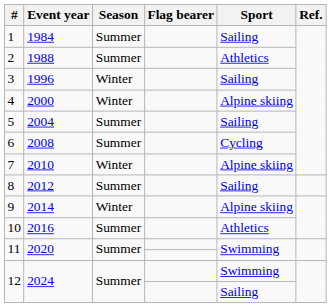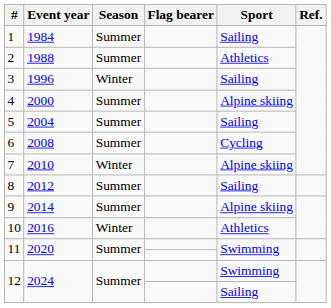(114, 100) Winter -> (118, 100) Summer
(114, 206) Winter -> (118, 206) Summer
(118, 228) Summer -> (114, 228) Winter
